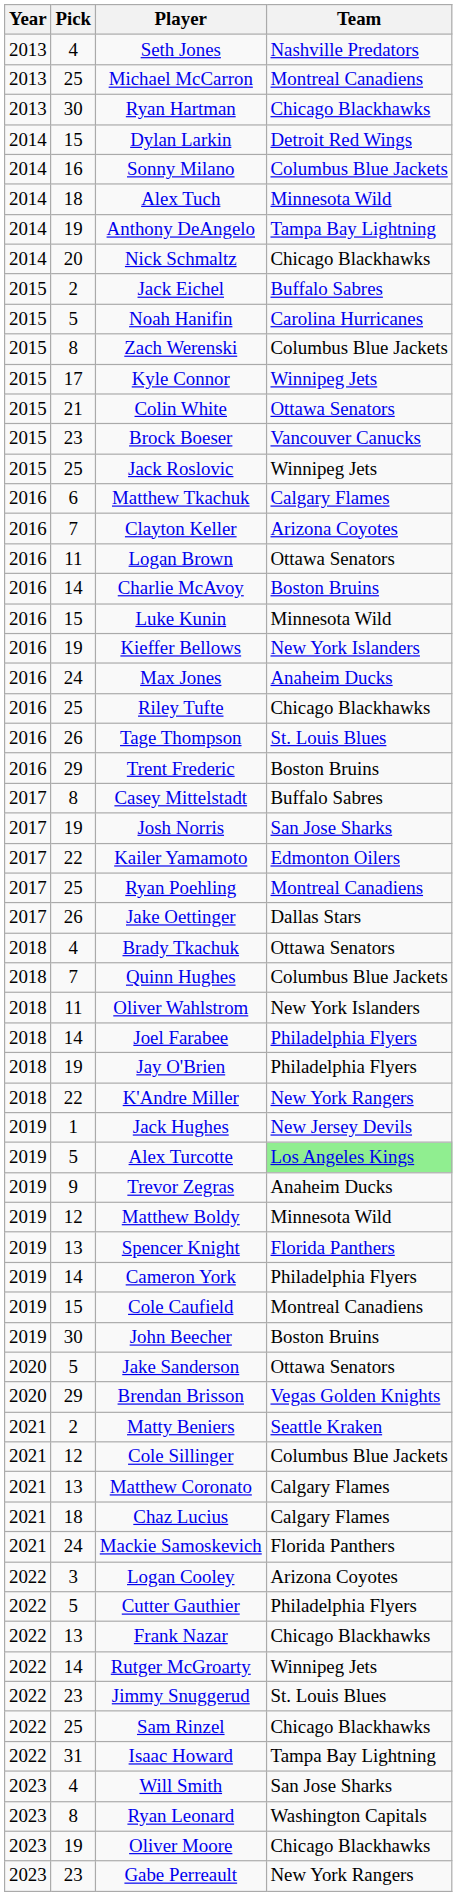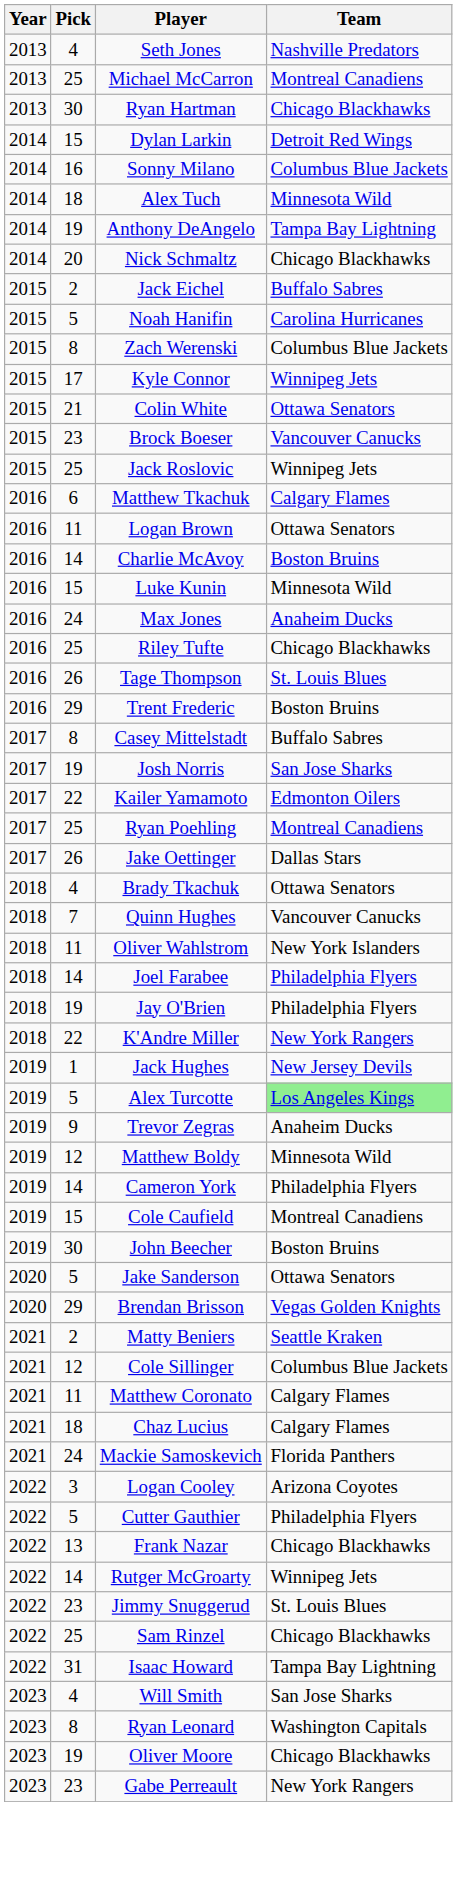- row: (181, 528)
- row: (181, 648)
(359, 977) Columbus Blue Jackets -> (346, 917) Vancouver Canucks
- row: (181, 1247)
(73, 1486) 13 -> (73, 1396) 11
